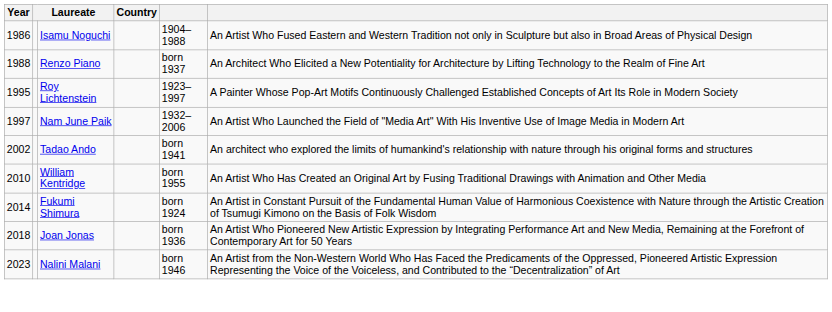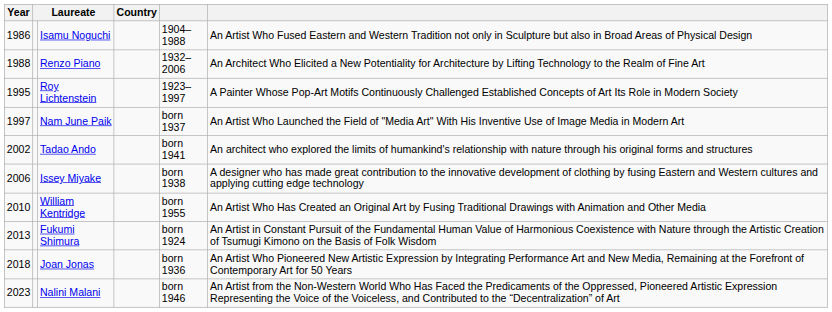(174, 64) born 1937 -> (177, 64) 1932–2006
(177, 121) 1932–2006 -> (174, 121) born 1937
+ row: (71, 178)
(19, 207) 2014 -> (19, 235) 2013
